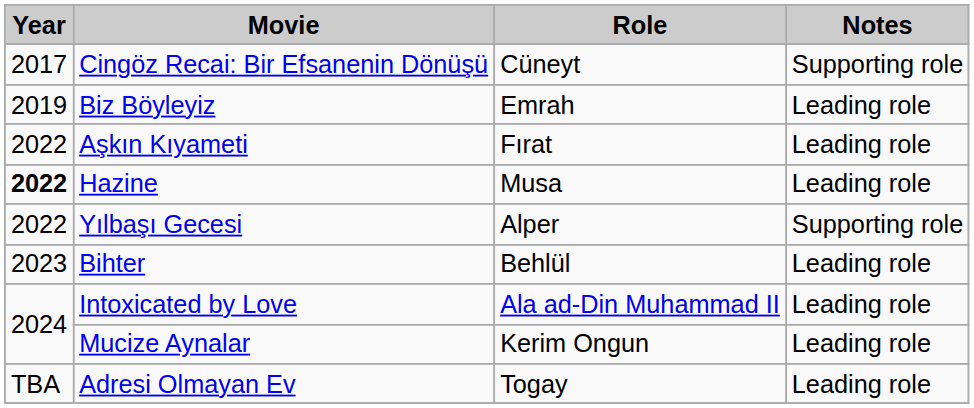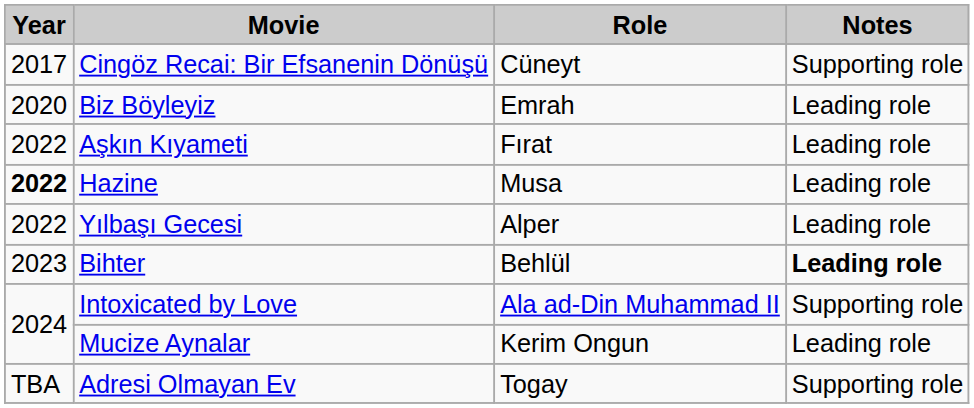(39, 104) 2019 -> (39, 104) 2020
(878, 224) Supporting role -> (861, 224) Leading role
(861, 264) normal -> (867, 264) bold
(861, 304) Leading role -> (878, 304) Supporting role
(861, 383) Leading role -> (878, 383) Supporting role
